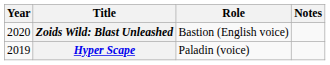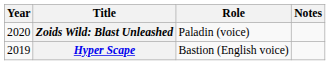(234, 32) Bastion (English voice) -> (214, 32) Paladin (voice)
(214, 50) Paladin (voice) -> (234, 50) Bastion (English voice)
